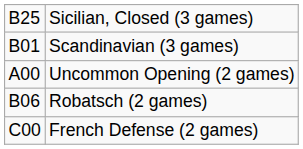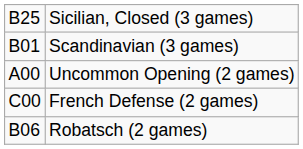rows swapped: (154, 130) <-> (128, 102)
